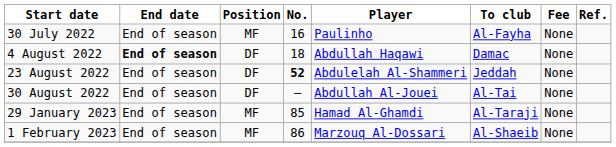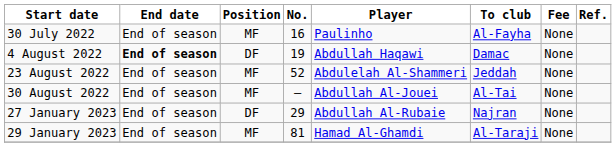(298, 54) 18 -> (298, 54) 19
(252, 73) DF -> (252, 73) MF
(298, 73) bold -> (298, 73) normal
(252, 93) DF -> (252, 93) MF
+ row: (62, 113)
(298, 113) 85 -> (298, 133) 81
- row: (62, 133)
